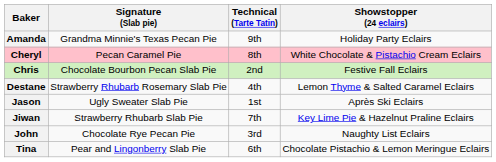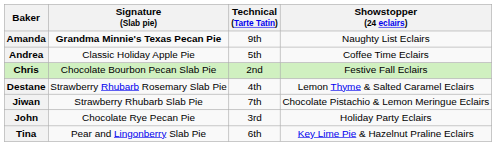(139, 39) normal -> (139, 39) bold
(386, 39) Holiday Party Eclairs -> (386, 39) Naughty List Eclairs
+ row: (26, 54)
- row: (26, 54)
- row: (26, 102)
(386, 117) Key Lime Pie & Hazelnut Praline Eclairs -> (386, 102) Chocolate Pistachio & Lemon Meringue Eclairs
(386, 133) Naughty List Eclairs -> (386, 117) Holiday Party Eclairs
(386, 149) Chocolate Pistachio & Lemon Meringue Eclairs -> (386, 133) Key Lime Pie & Hazelnut Praline Eclairs
